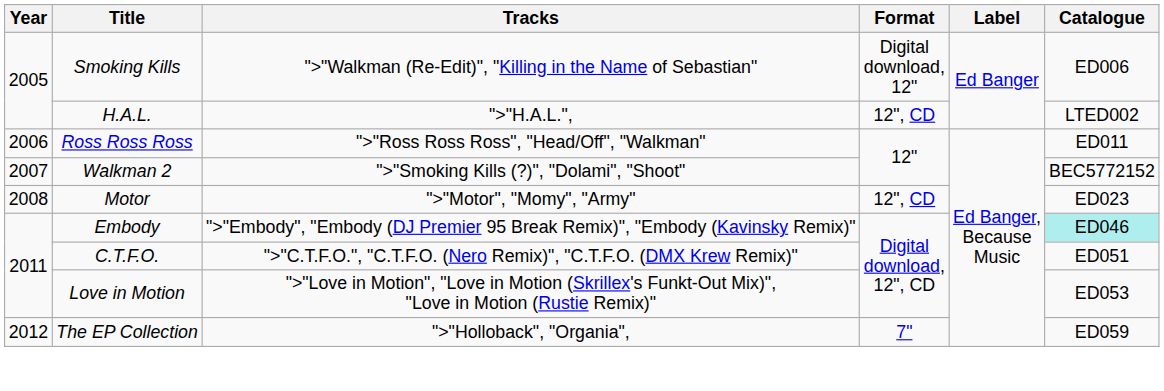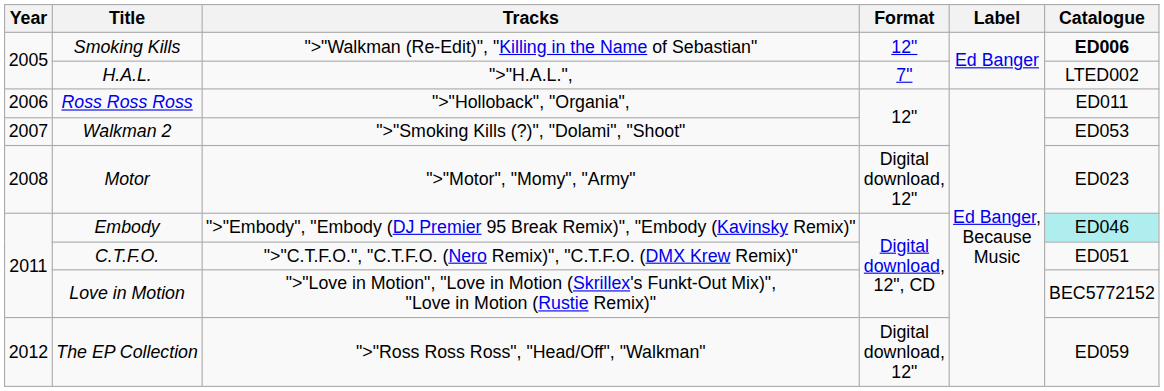(904, 66) Digital download, 12" -> (904, 46) 12"
(1102, 66) normal -> (1102, 46) bold
(904, 114) 12", CD -> (904, 74) 7"
(531, 143) ">"Ross Ross Ross", "Head/Off", "Walkman" -> (531, 103) ">"Holloback", "Organia",
(1102, 171) BEC5772152 -> (1102, 131) ED053
(904, 199) 12", CD -> (904, 179) Digital download, 12"
(1102, 293) ED053 -> (1102, 293) BEC5772152
(531, 332) ">"Holloback", "Organia", -> (531, 351) ">"Ross Ross Ross", "Head/Off", "Walkman"
(904, 332) 7" -> (904, 351) Digital download, 12"
